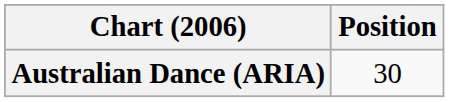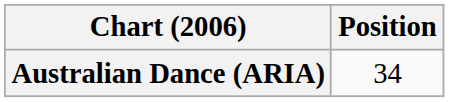(387, 72) 30 -> (387, 72) 34
